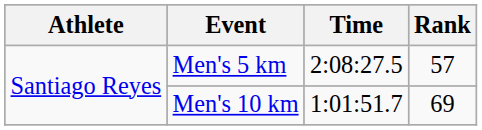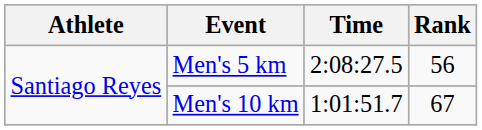(442, 65) 57 -> (442, 65) 56
(442, 105) 69 -> (442, 105) 67
